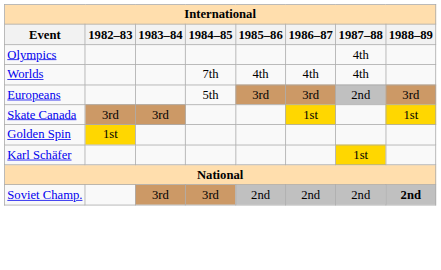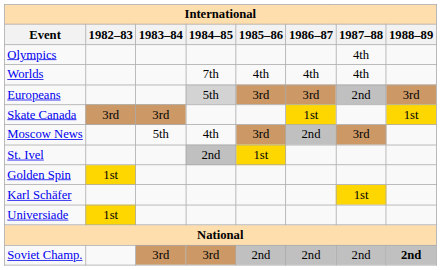(211, 94) no background -> (211, 94) lightgrey background
+ row: (45, 134)
+ row: (26, 154)
+ row: (38, 214)
